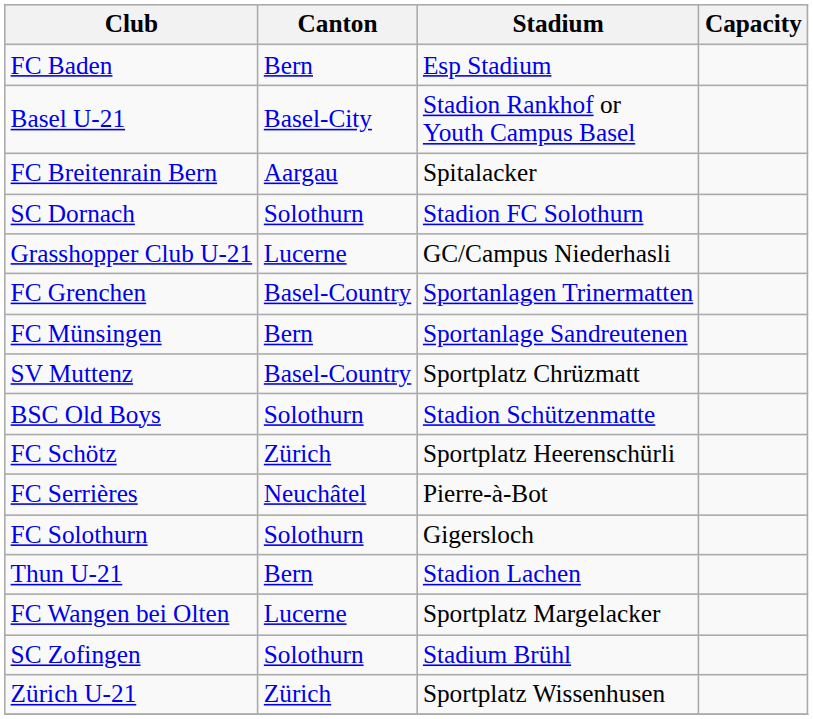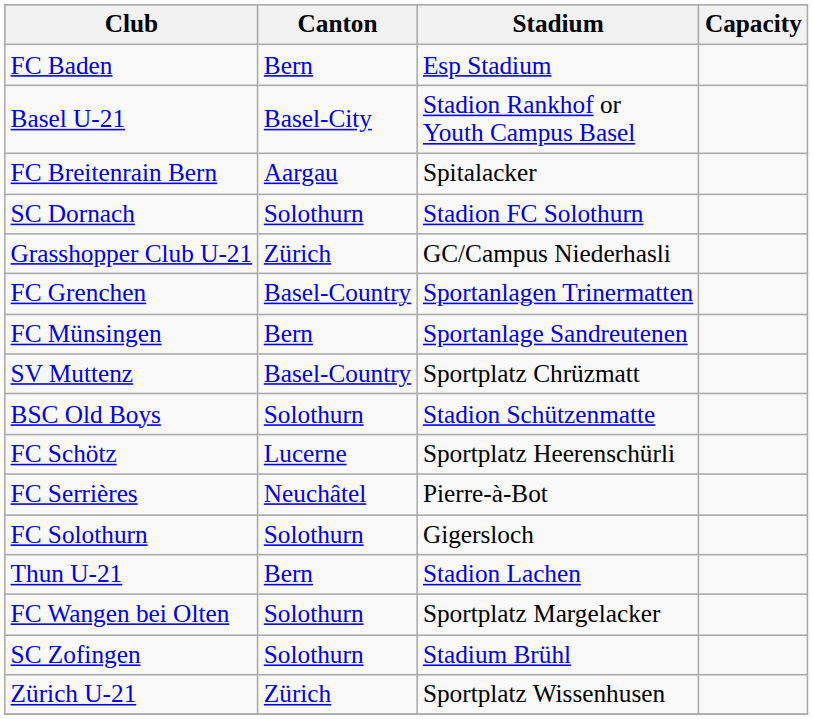(305, 253) Lucerne -> (298, 253) Zürich
(298, 453) Zürich -> (305, 453) Lucerne
(305, 614) Lucerne -> (314, 614) Solothurn
